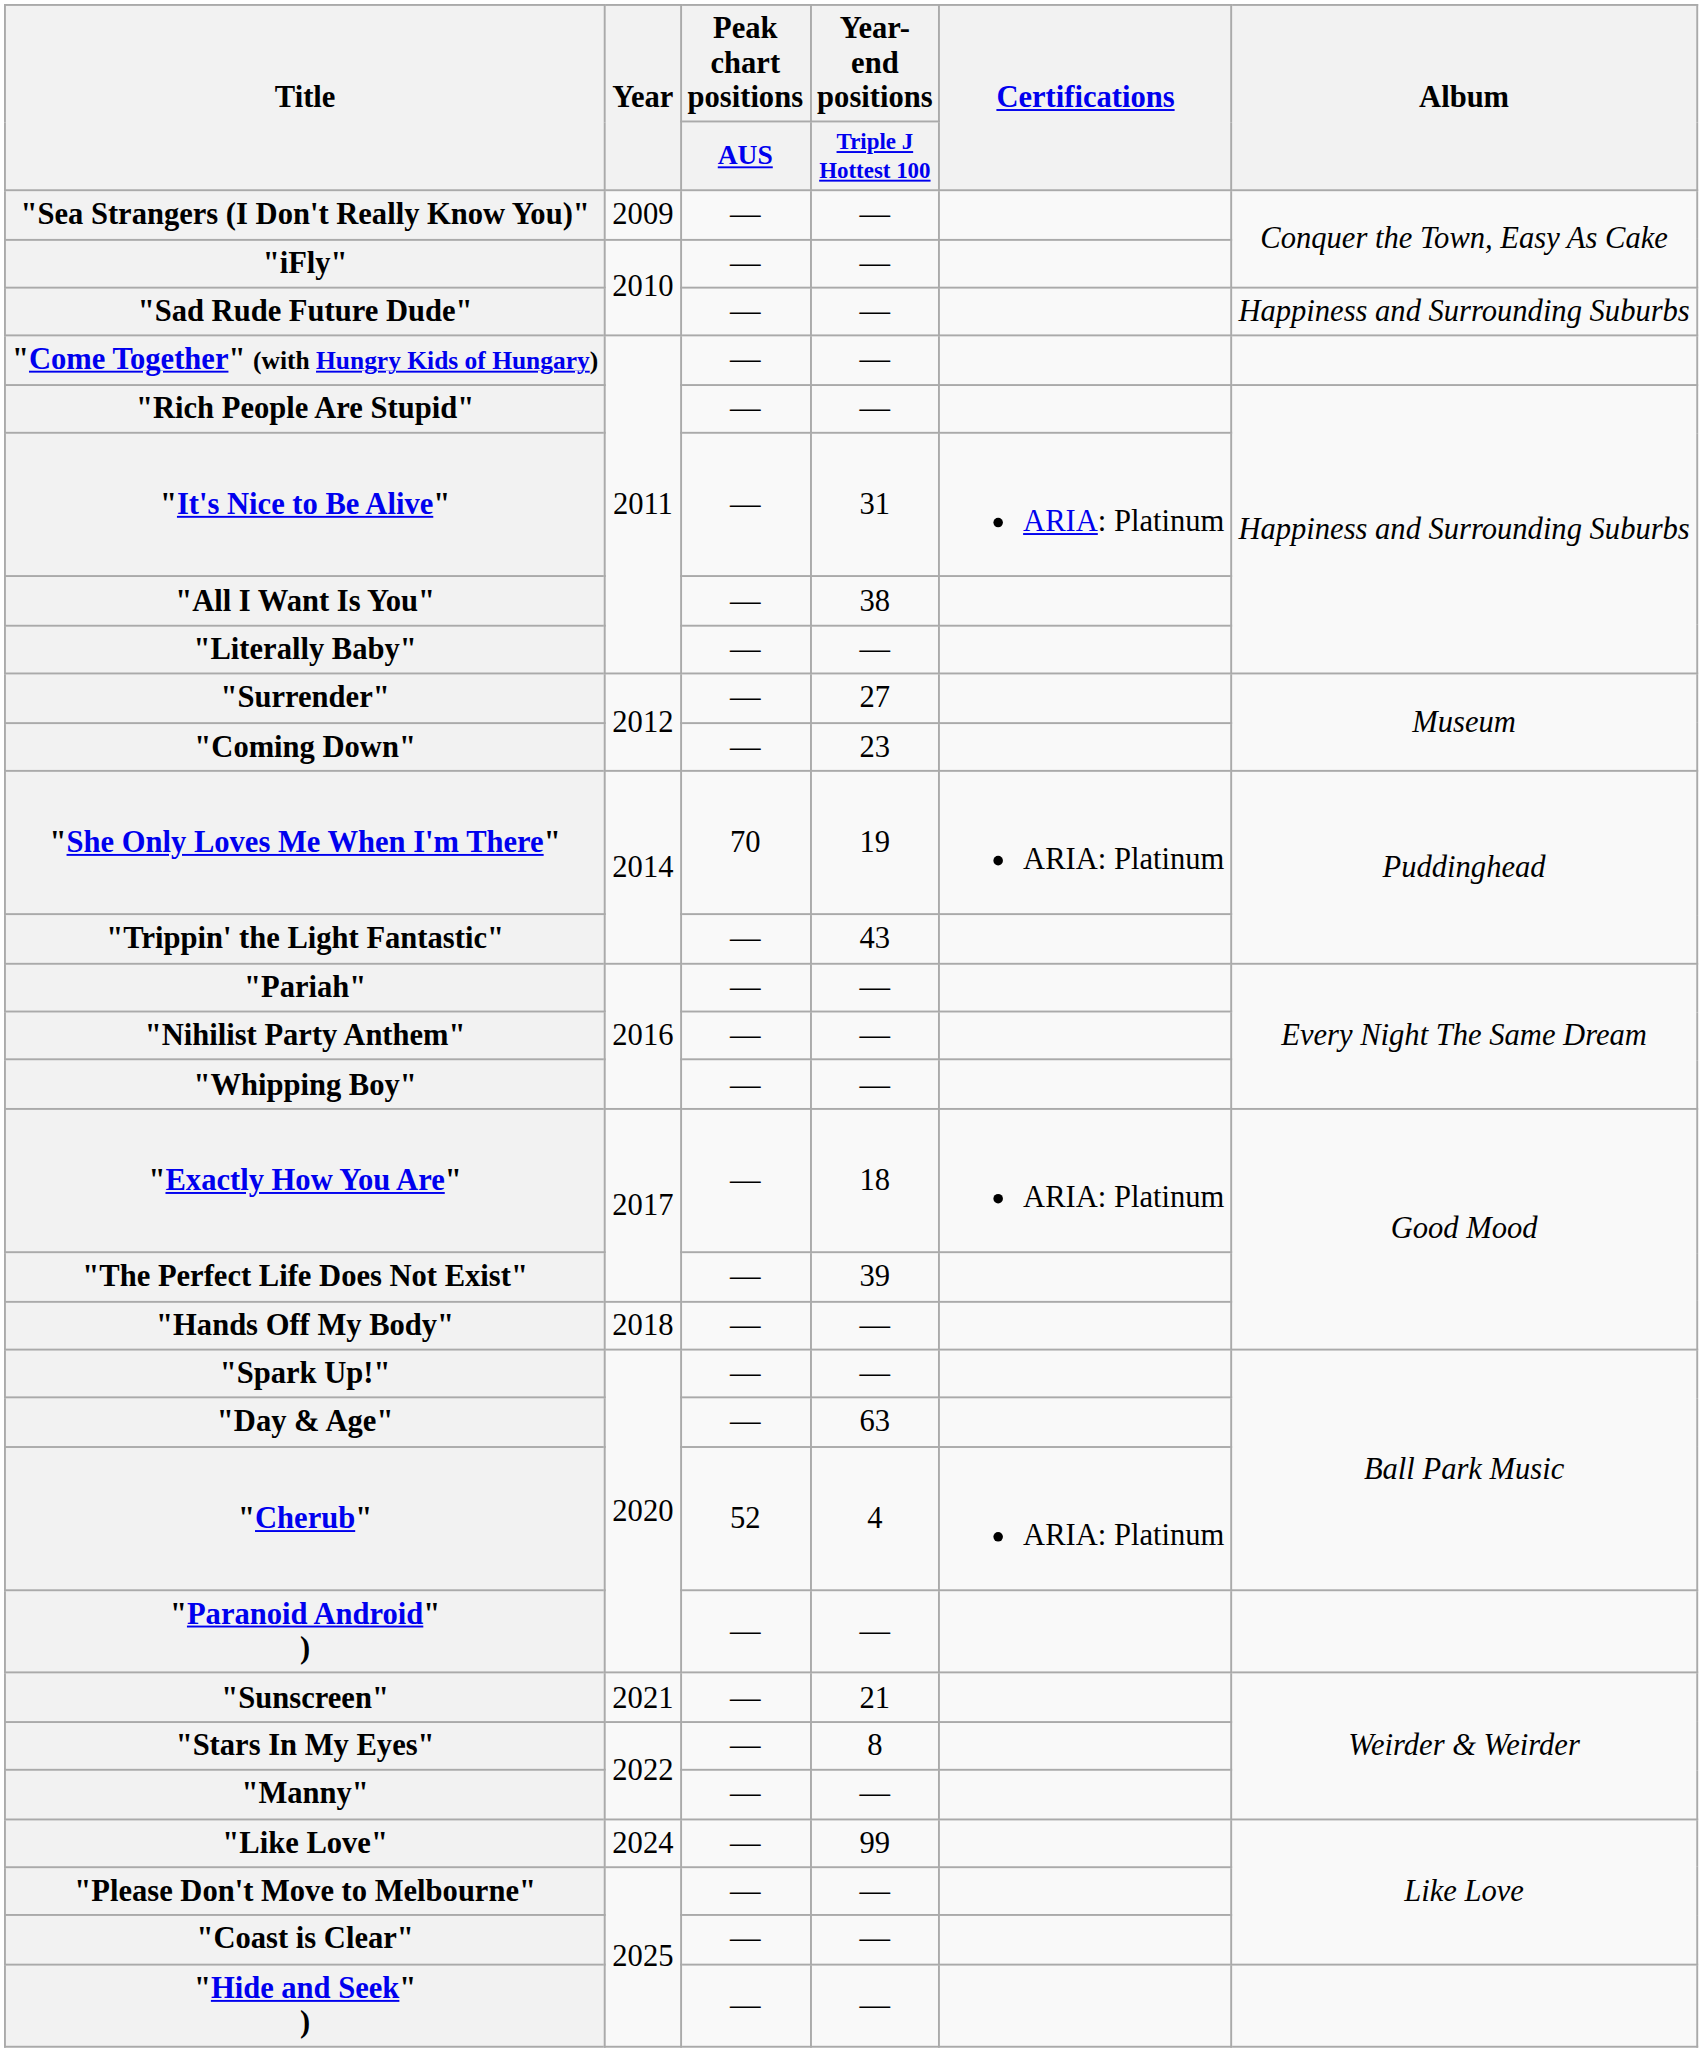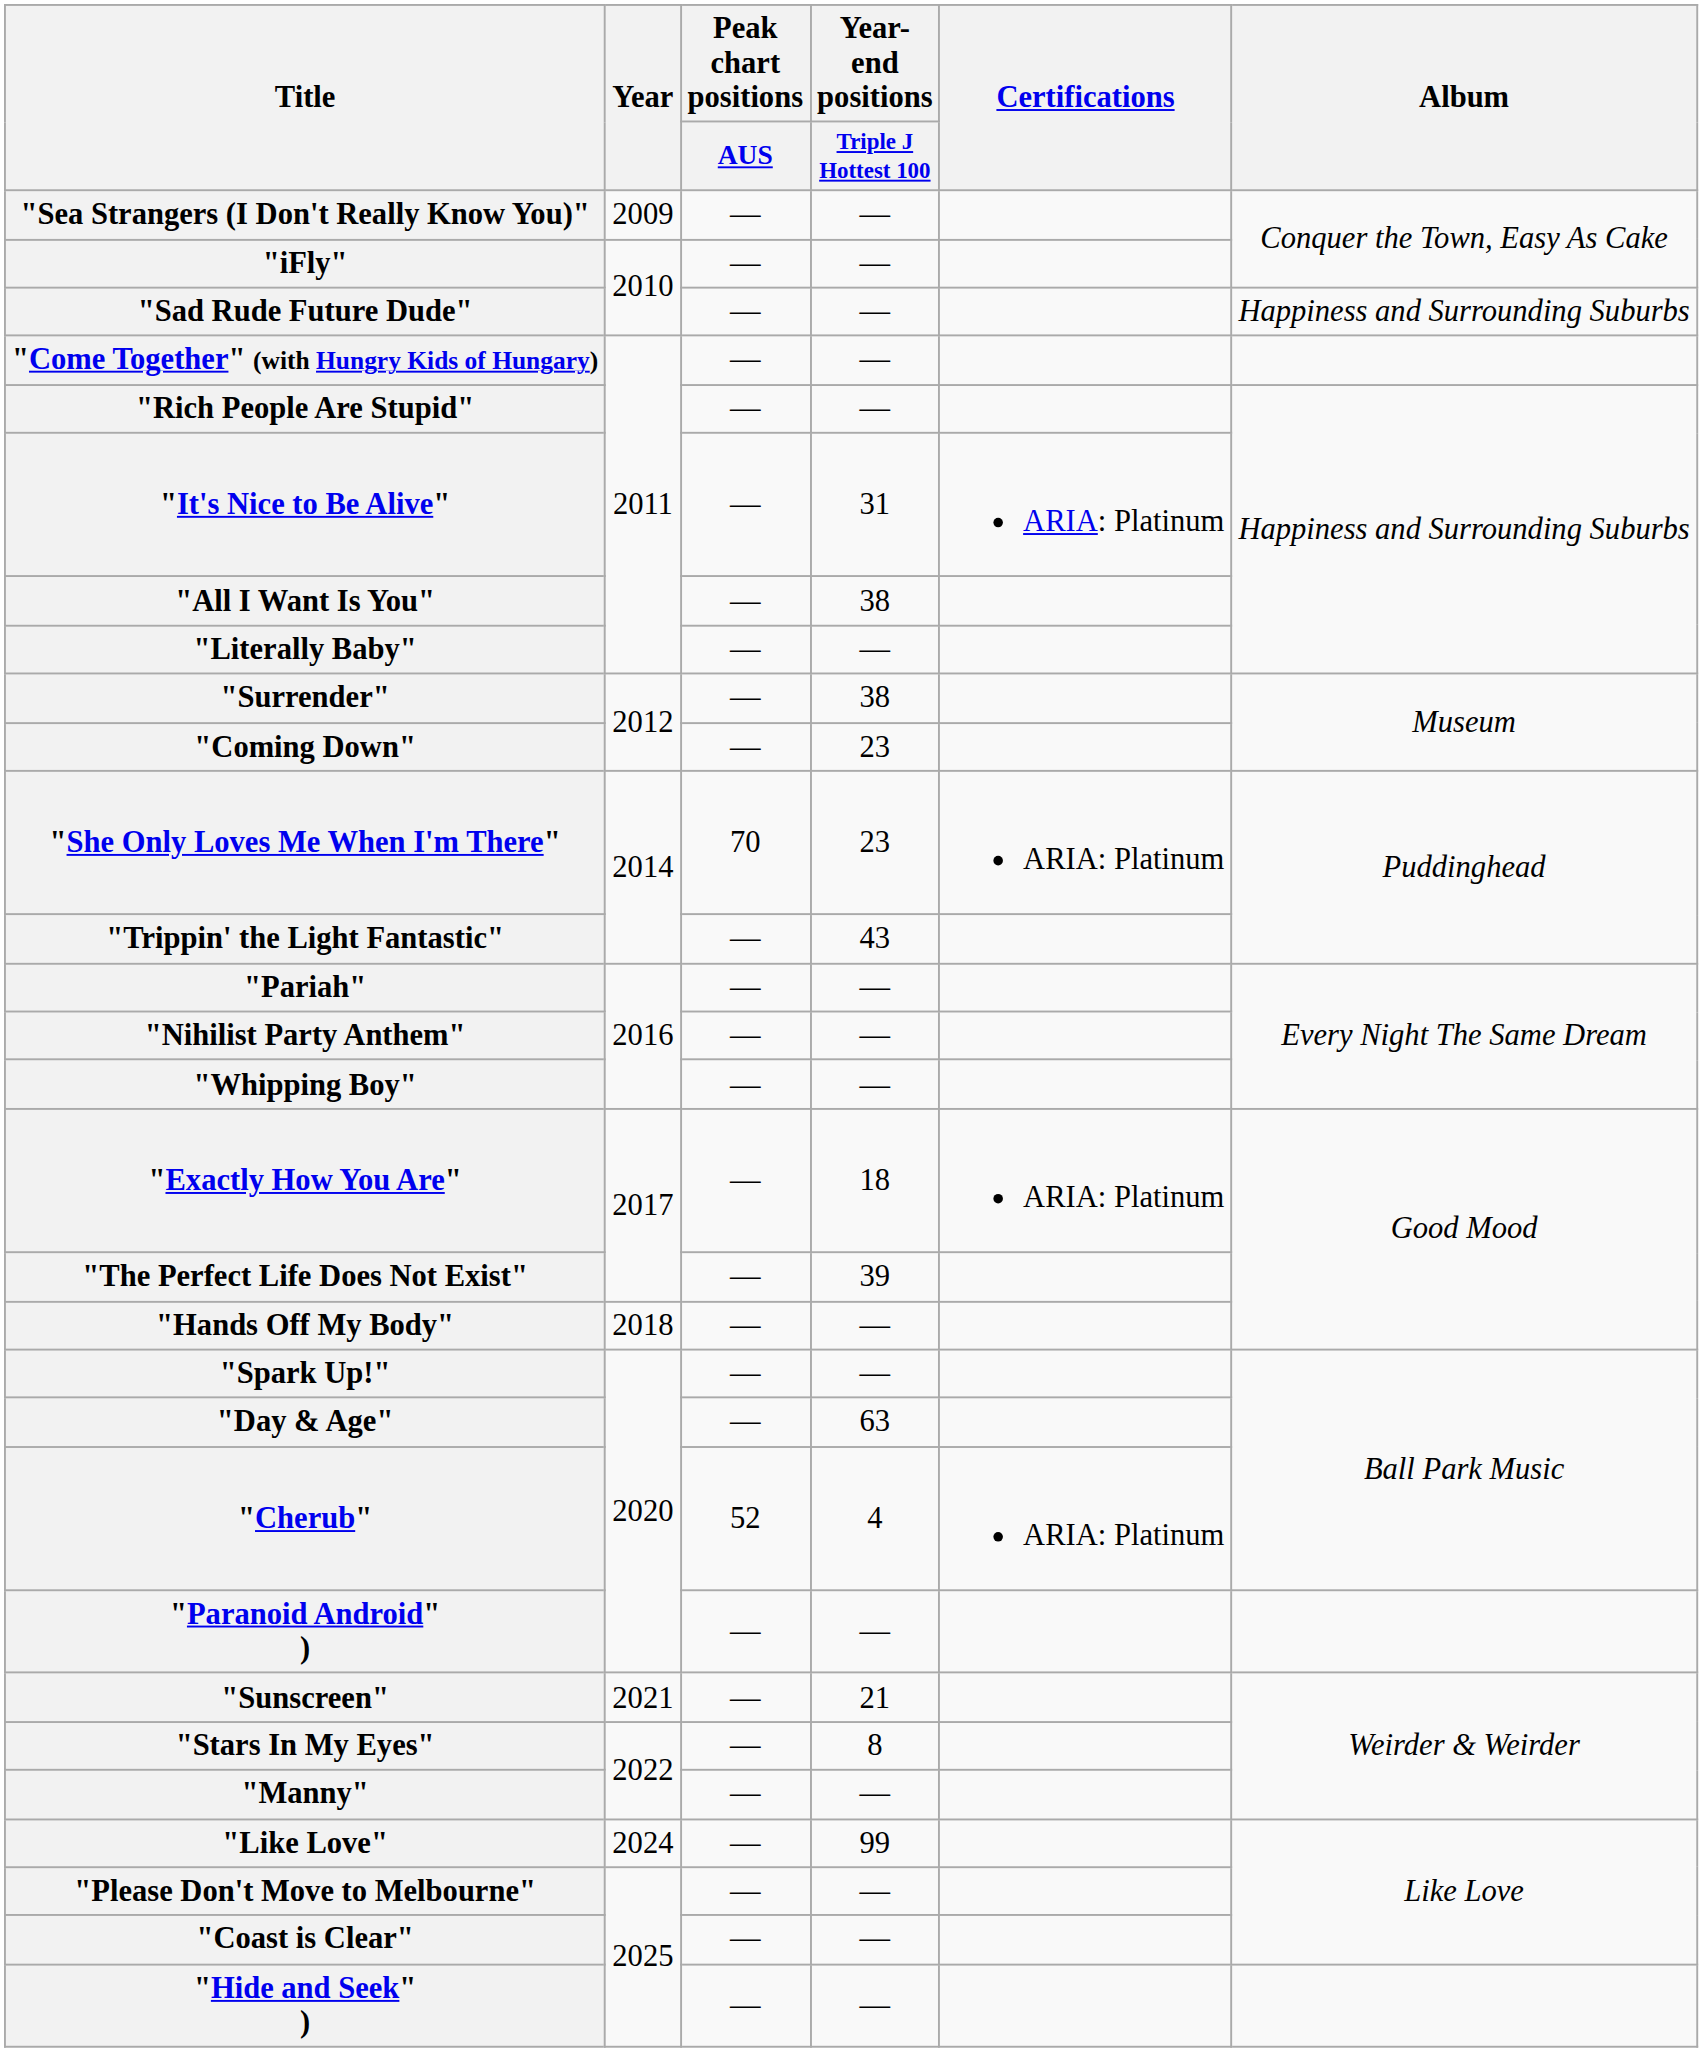(875, 697) 27 -> (875, 697) 38
(875, 842) 19 -> (875, 842) 23
